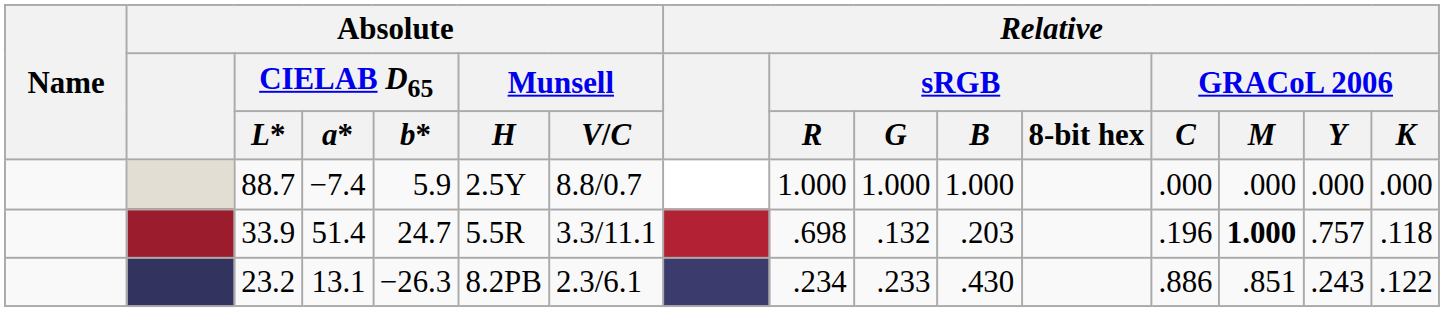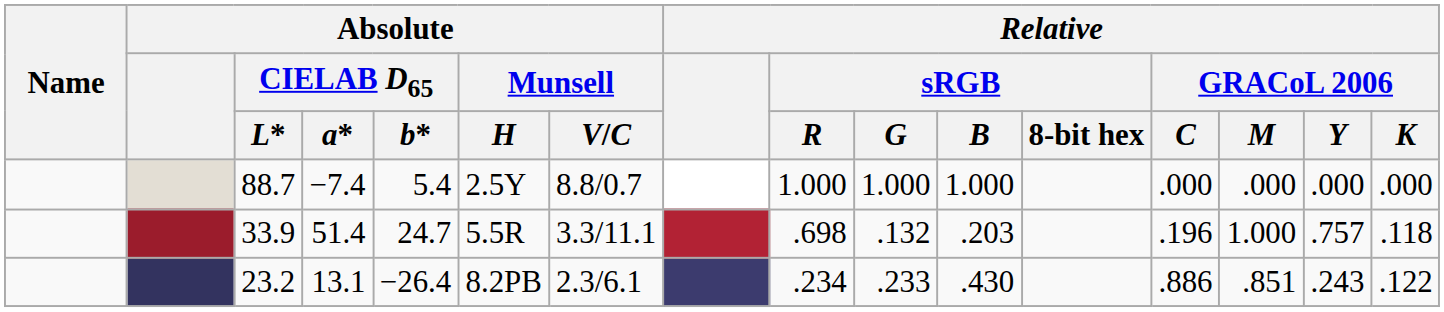(432, 183) 5.9 -> (432, 183) 5.4
(1261, 232) bold -> (1261, 232) normal
(416, 281) −26.3 -> (416, 281) −26.4
